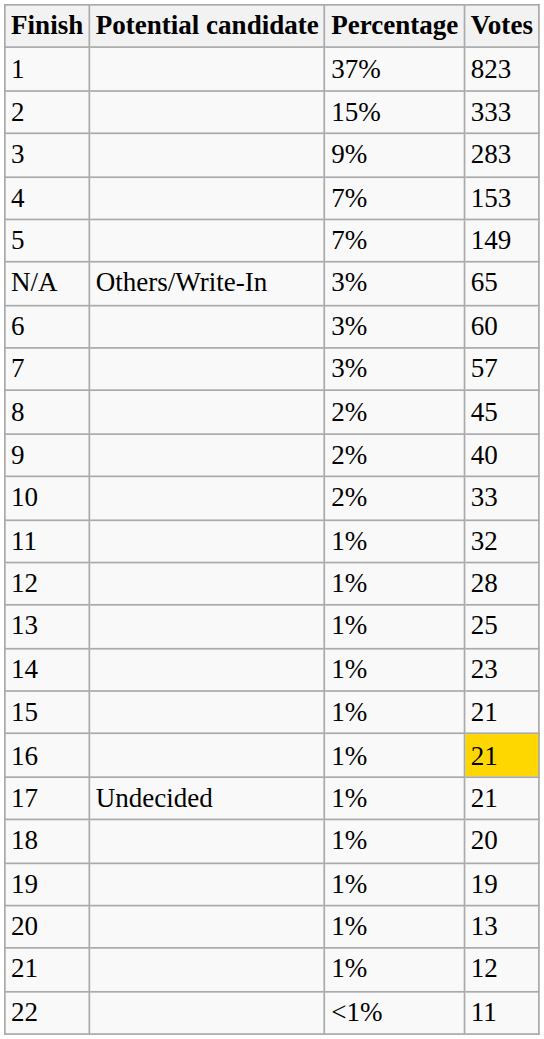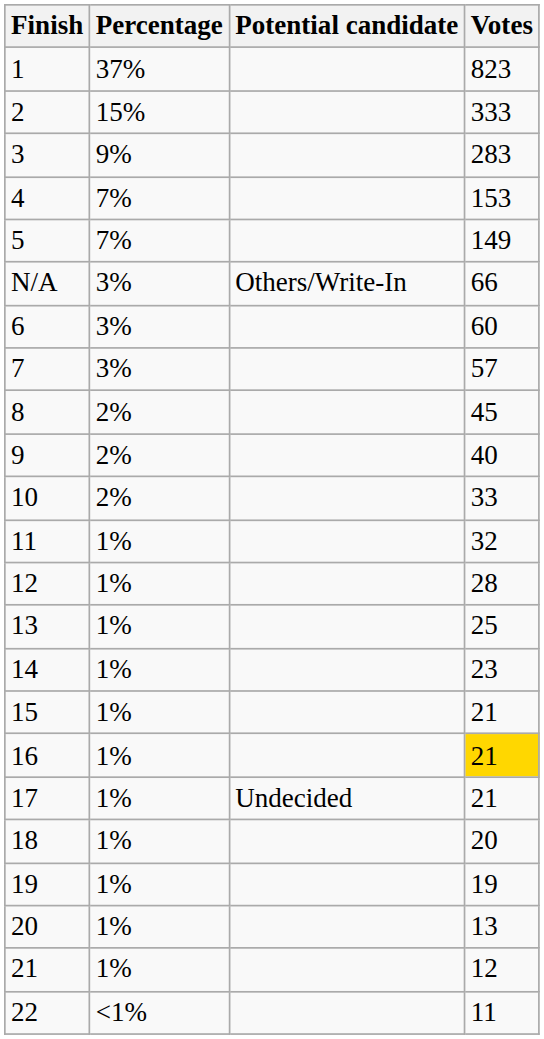columns swapped: (207, 25) <-> (395, 25)
(484, 283) 65 -> (484, 283) 66
